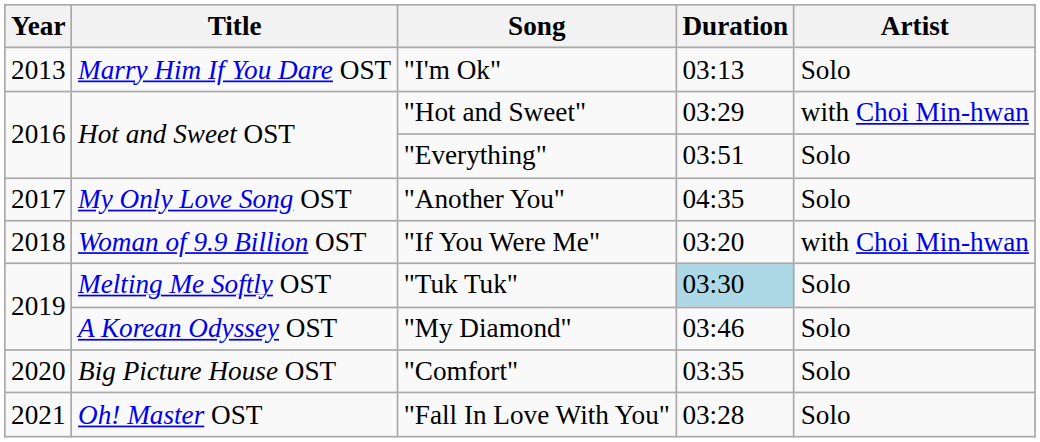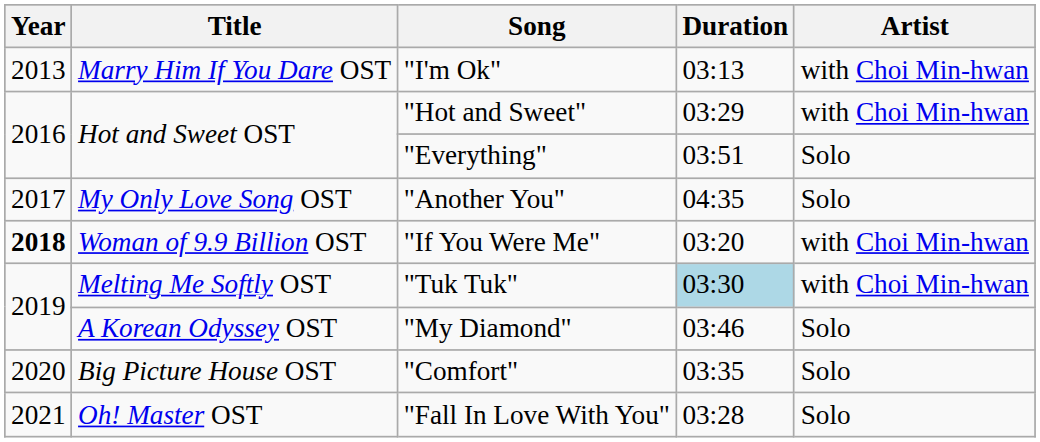(826, 69) Solo -> (915, 69) with Choi Min-hwan
(38, 241) normal -> (38, 241) bold
(826, 284) Solo -> (915, 284) with Choi Min-hwan
